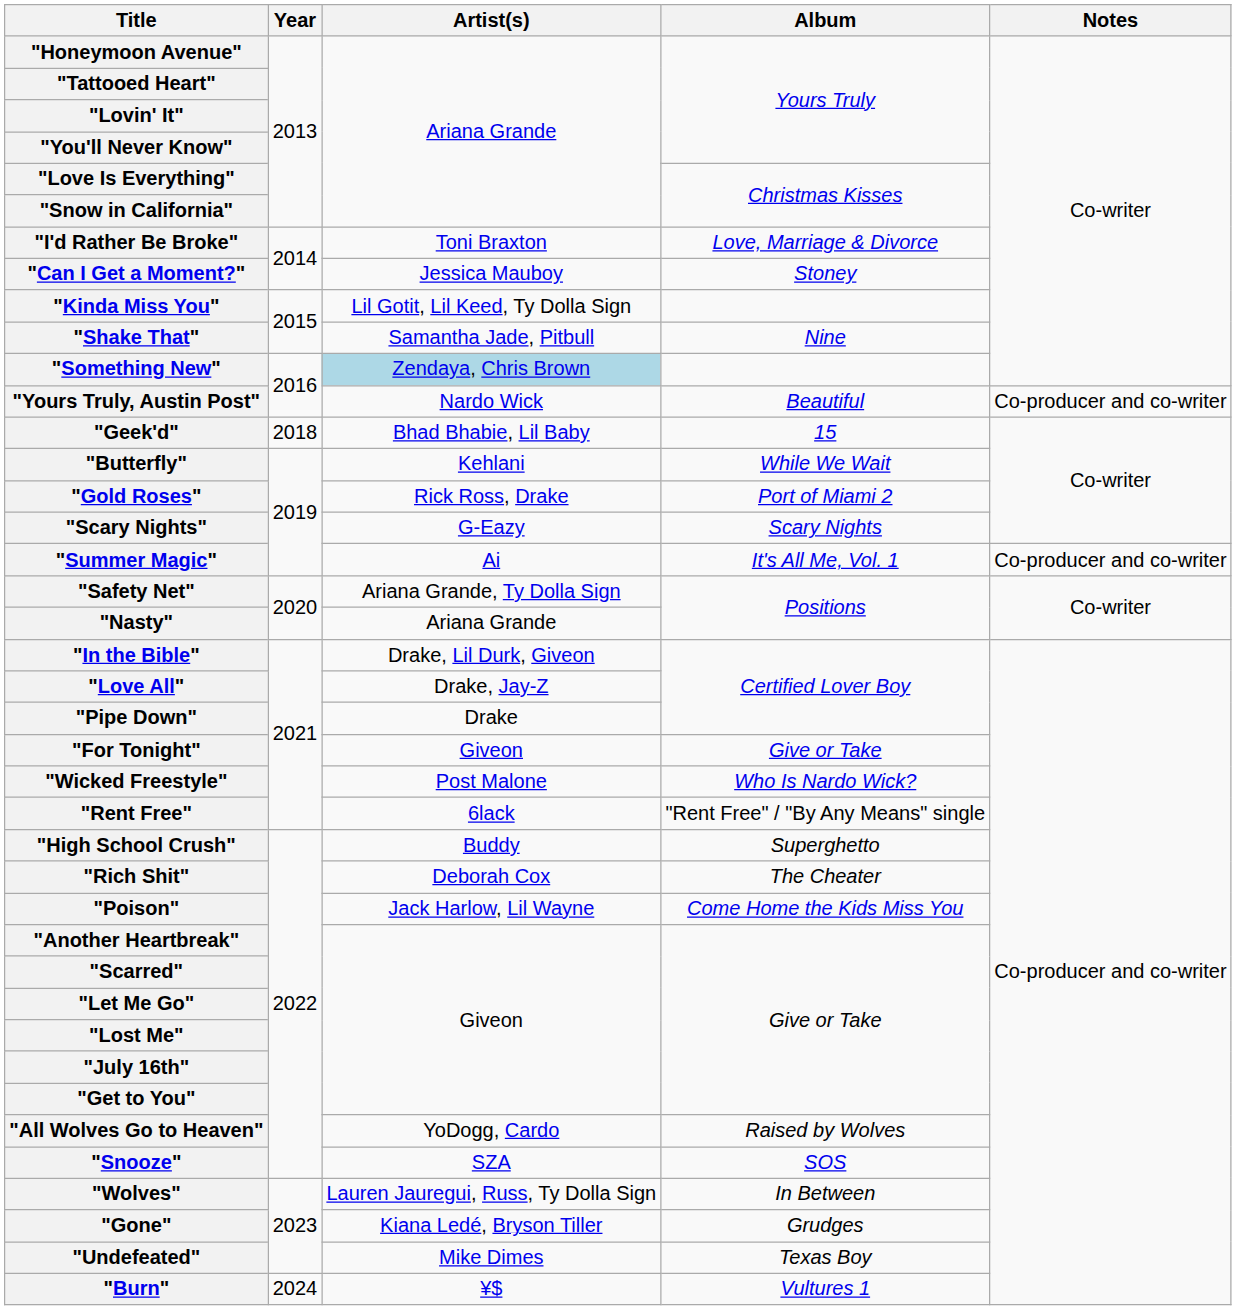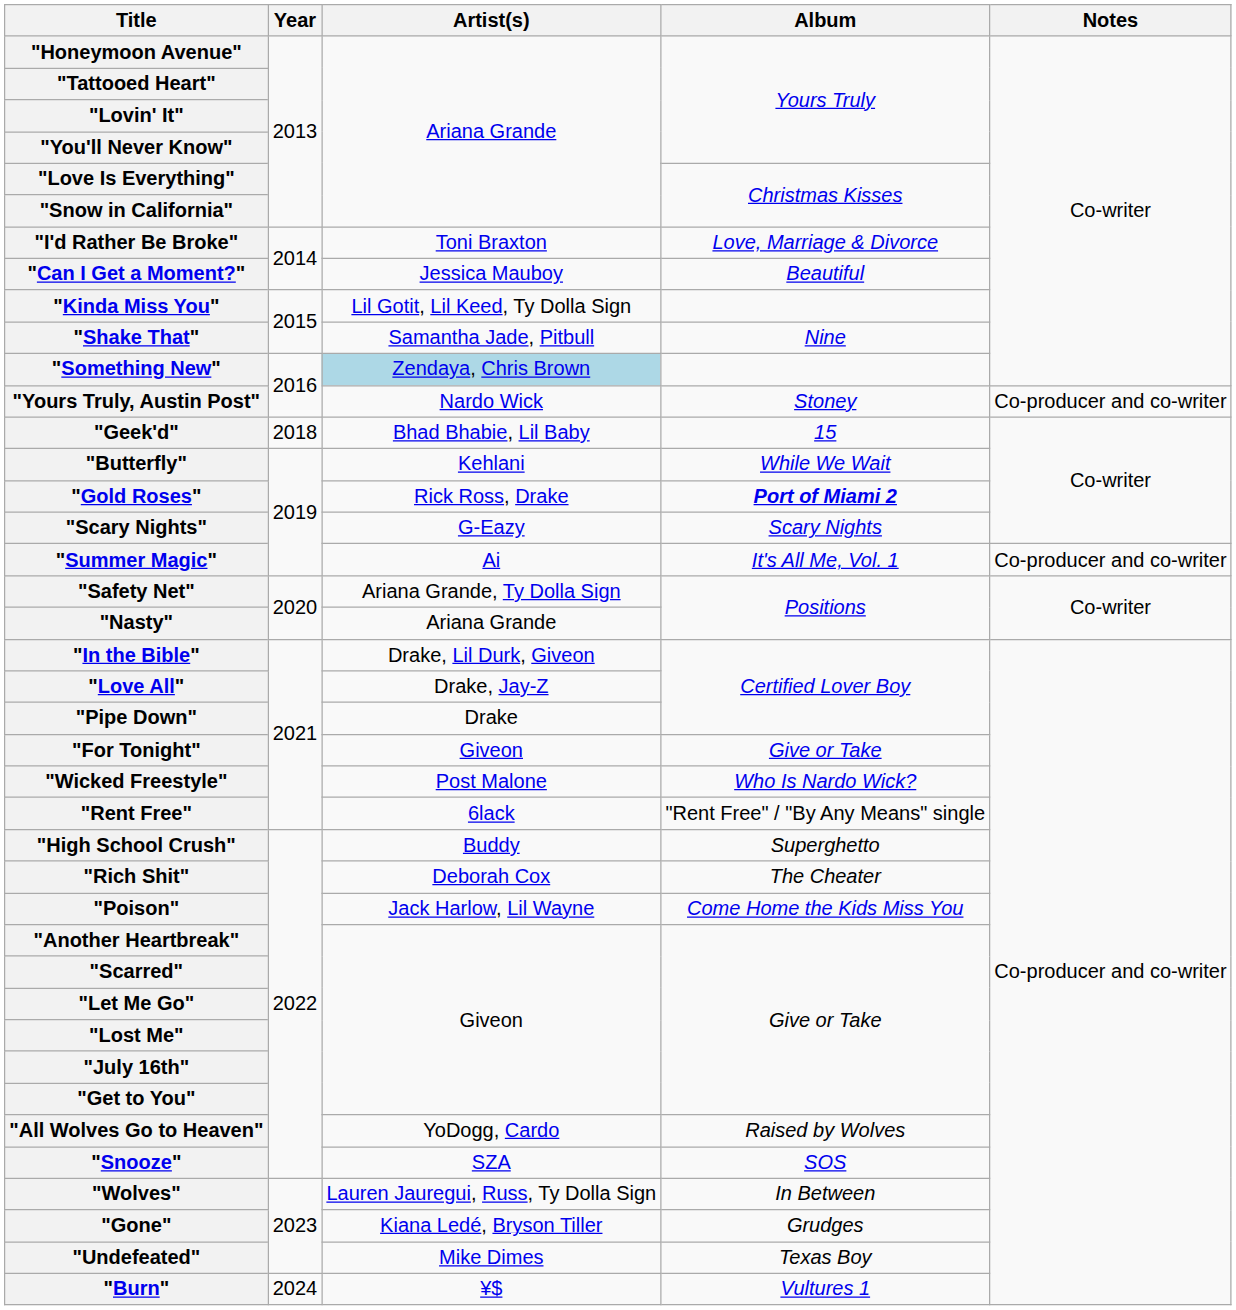(825, 274) Stoney -> (825, 274) Beautiful
(825, 400) Beautiful -> (825, 400) Stoney
(825, 496) normal -> (825, 496) bold
